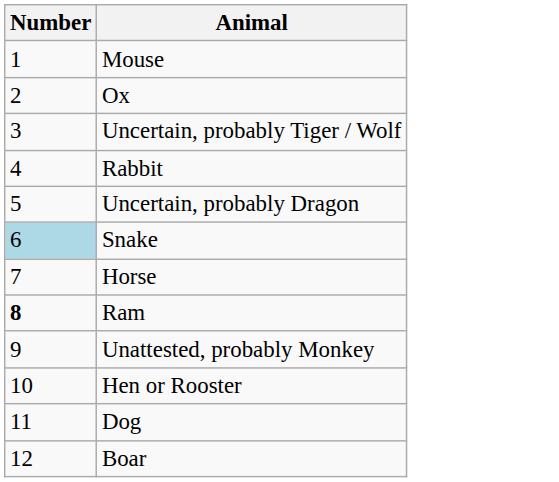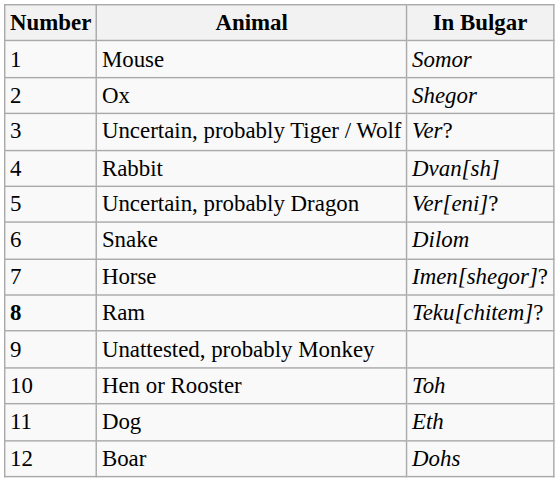+ column: (480, 22)
(16, 240) lightblue background -> (16, 240) no background
